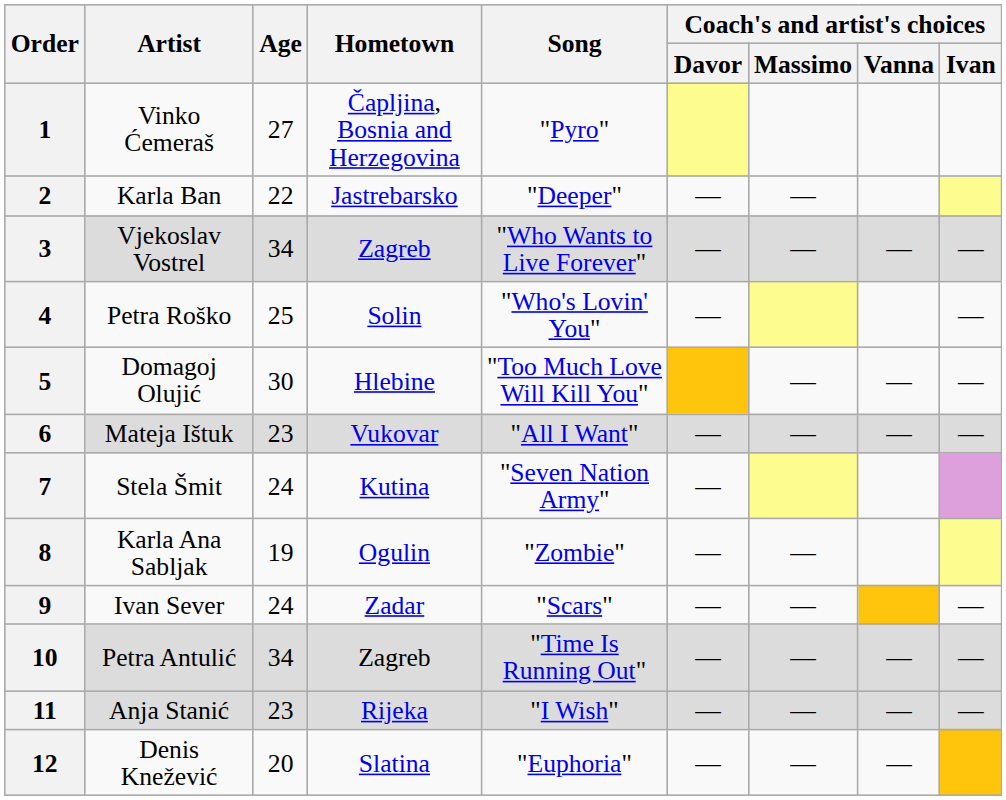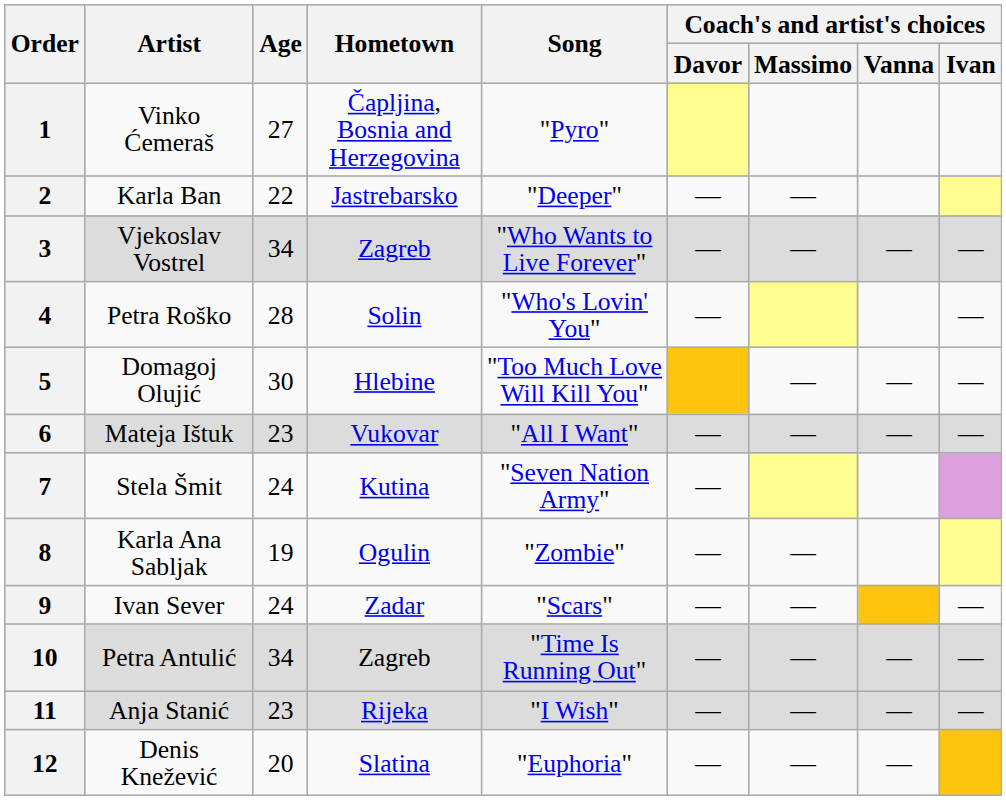(281, 314) 25 -> (281, 314) 28
